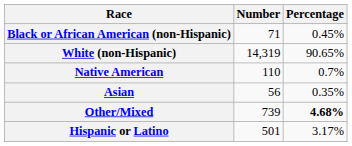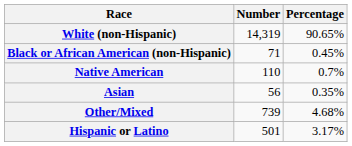rows swapped: (119, 53) <-> (119, 33)
(327, 111) bold -> (328, 111) normal
